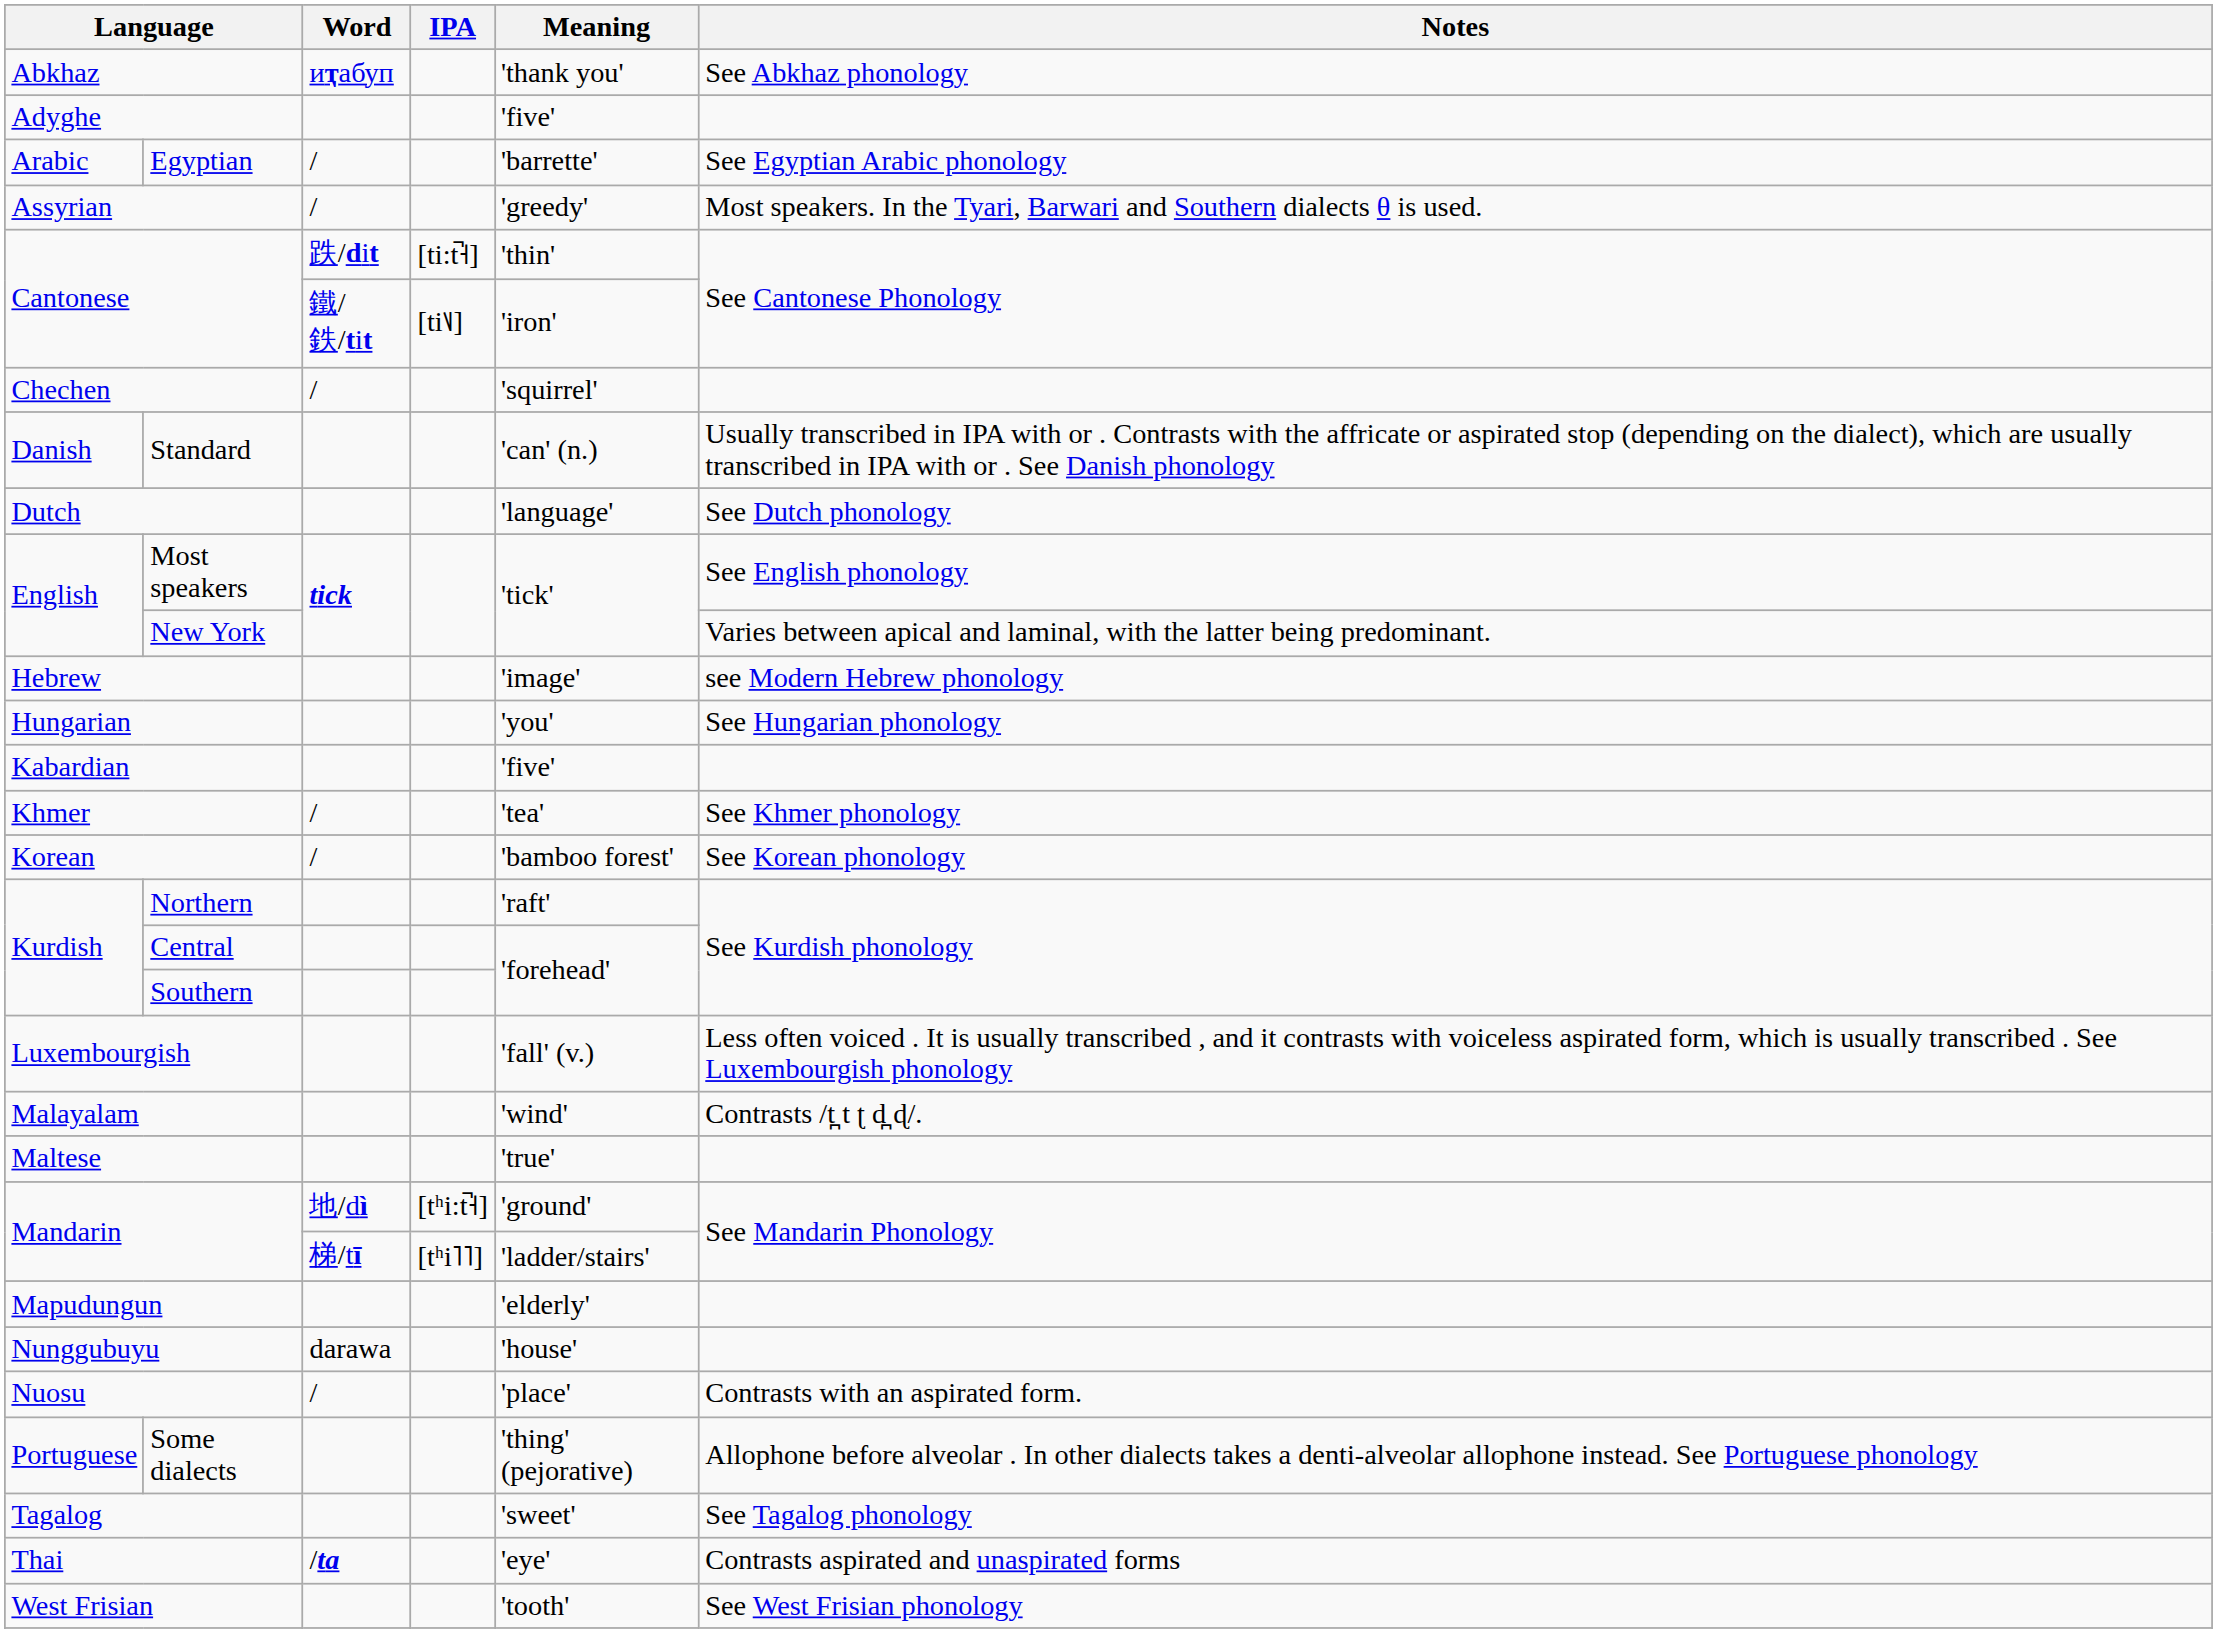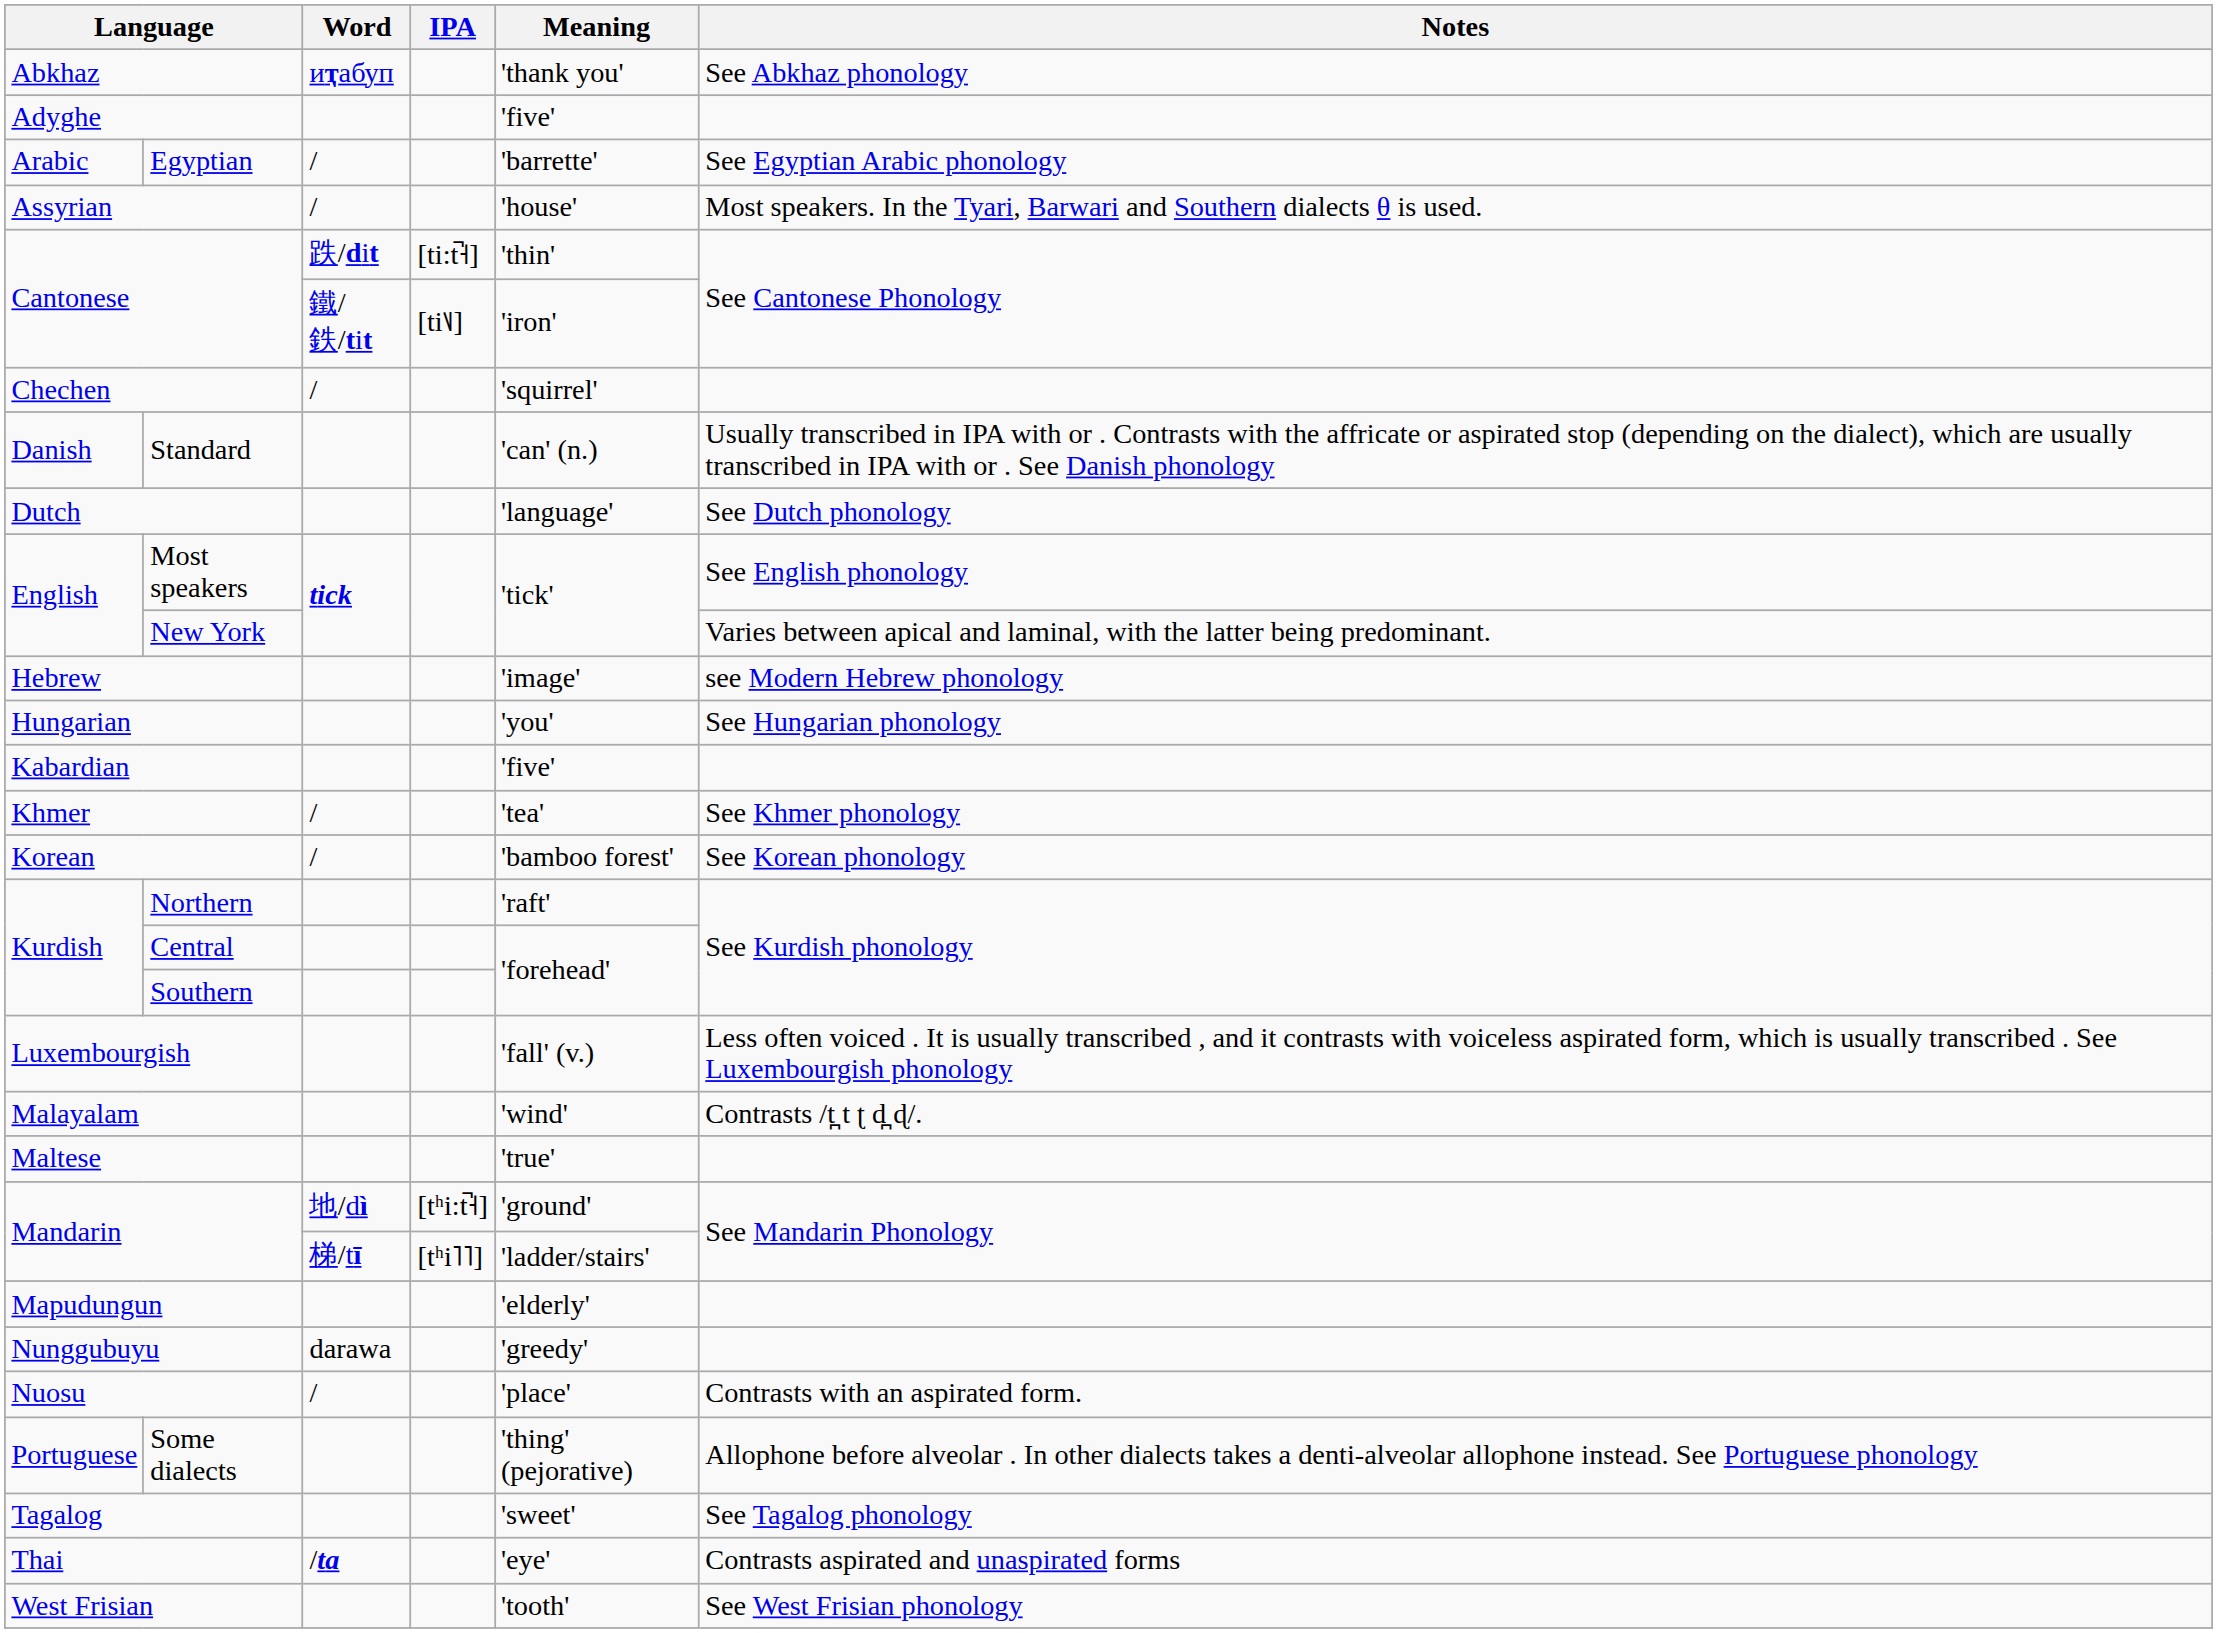(545, 206) 'greedy' -> (539, 206) 'house'
(539, 1348) 'house' -> (545, 1348) 'greedy'
